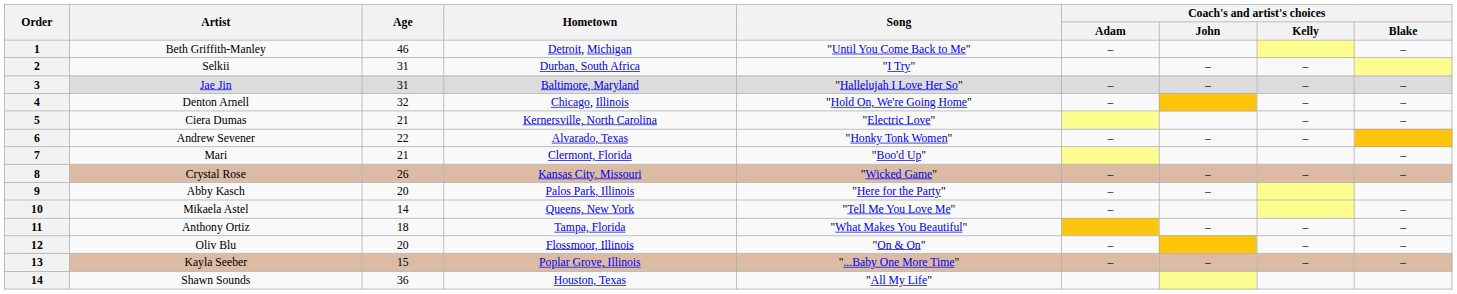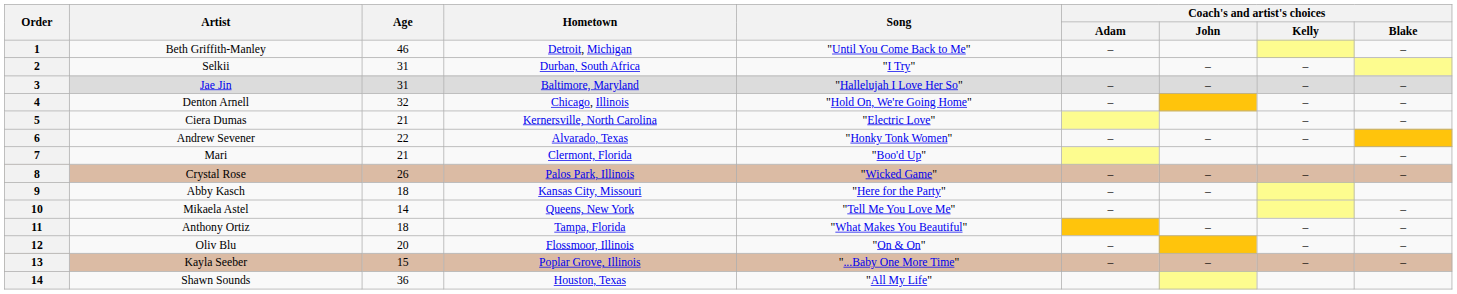(590, 173) Kansas City, Missouri -> (590, 173) Palos Park, Illinois
(403, 191) 20 -> (403, 191) 18
(590, 191) Palos Park, Illinois -> (590, 191) Kansas City, Missouri
